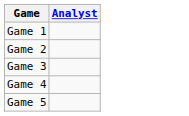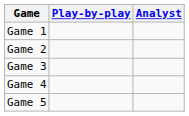+ column: (91, 13)
